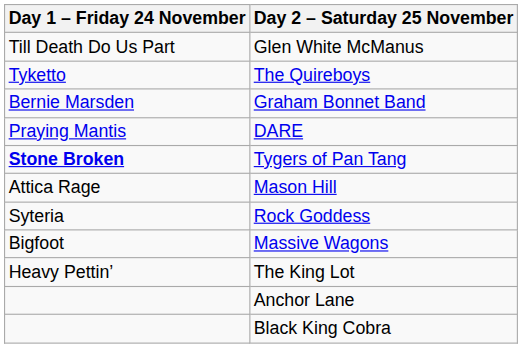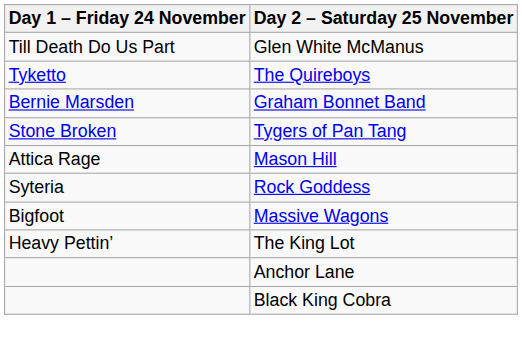- row: (278, 131)
(66, 159) bold -> (62, 131) normal
